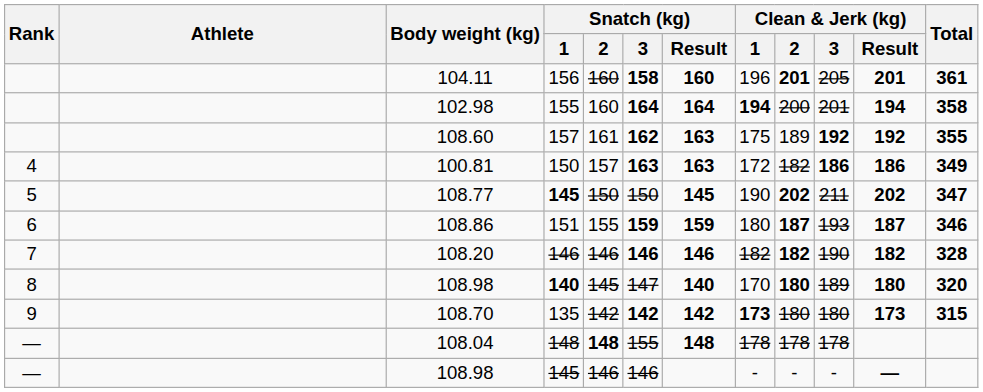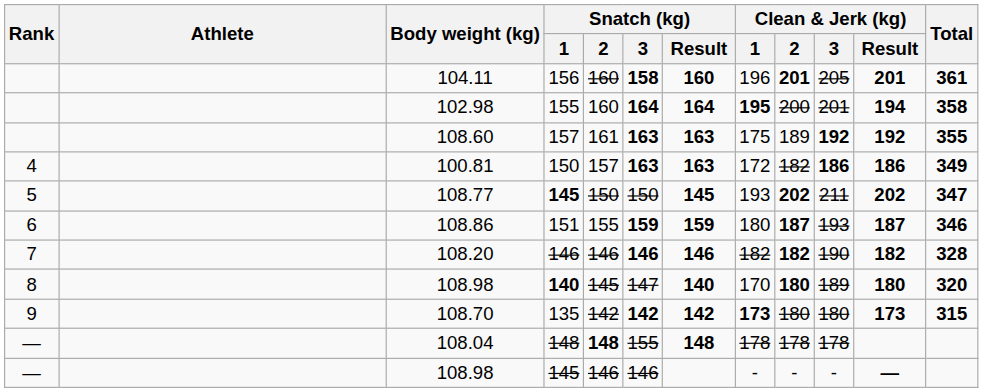(755, 107) 194 -> (755, 107) 195
(643, 136) 162 -> (643, 136) 163
(755, 195) 190 -> (755, 195) 193
